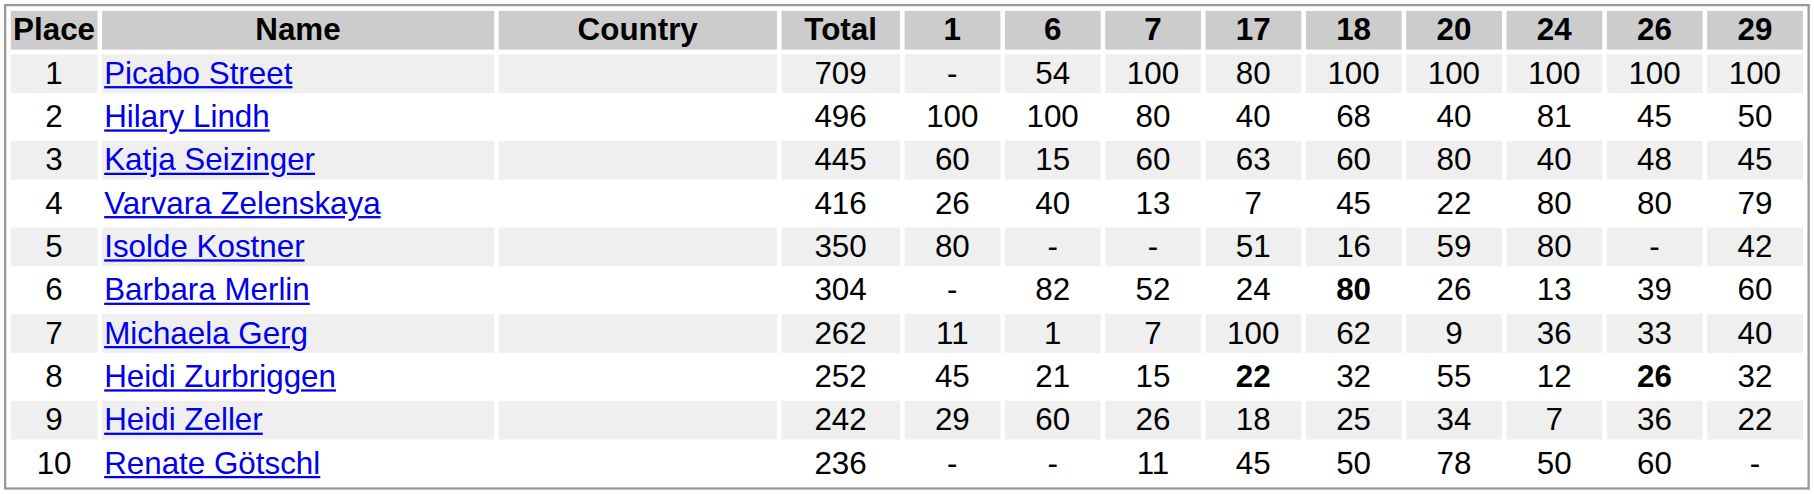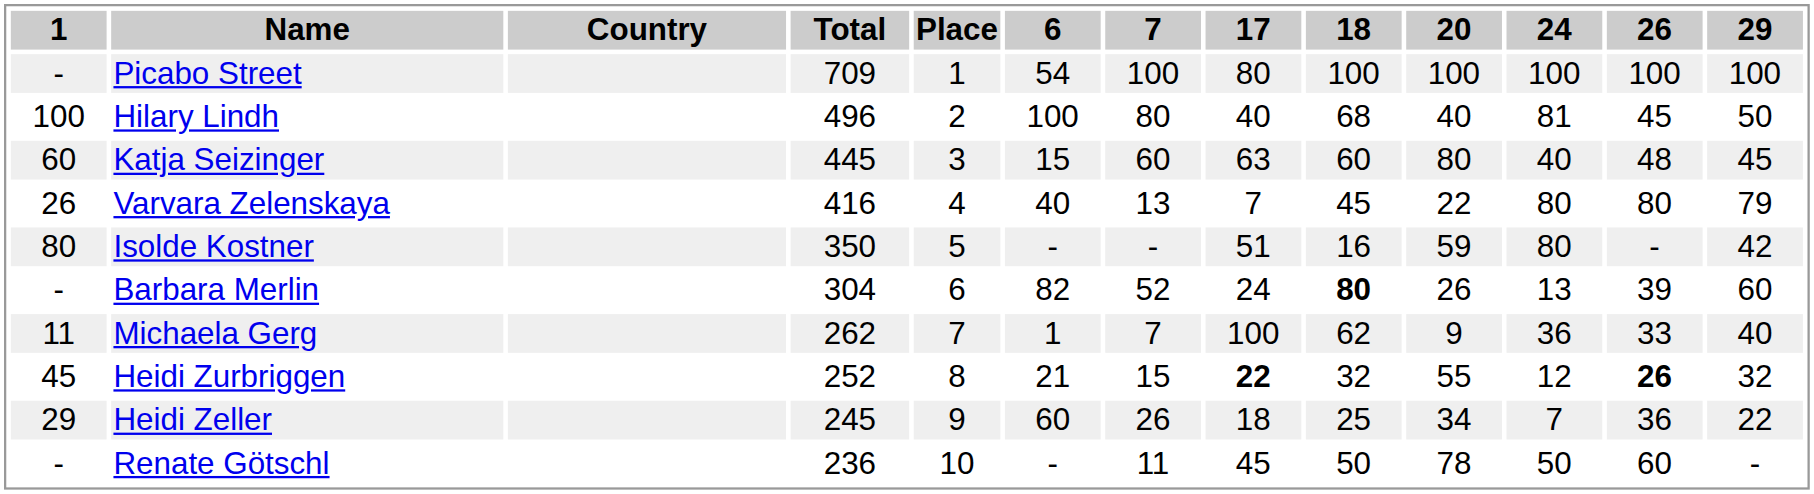columns swapped: (54, 30) <-> (952, 30)
(841, 420) 242 -> (850, 420) 245
